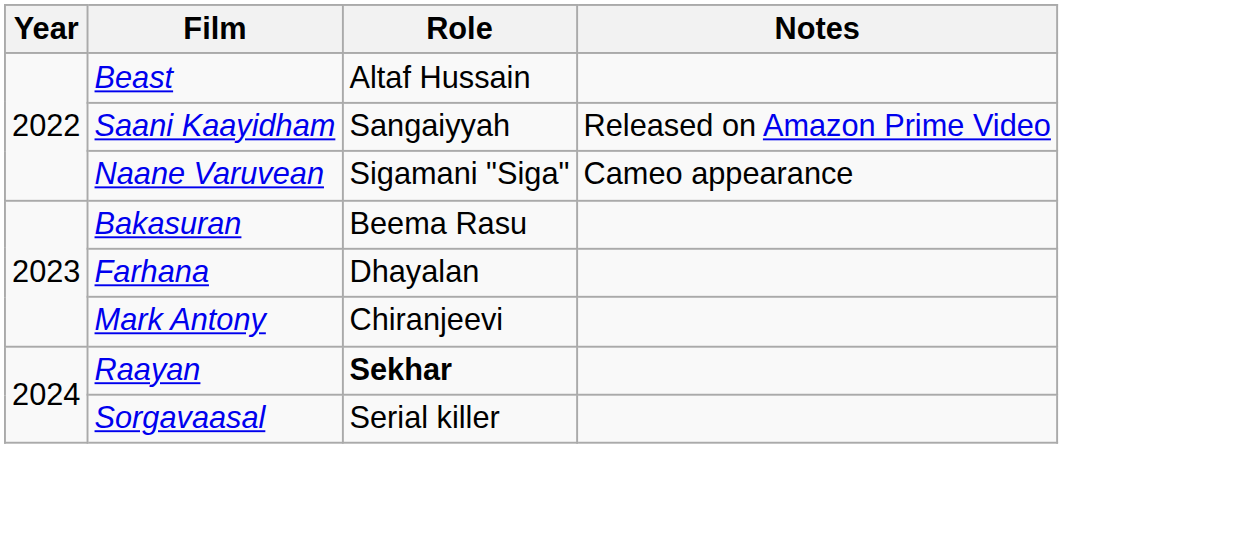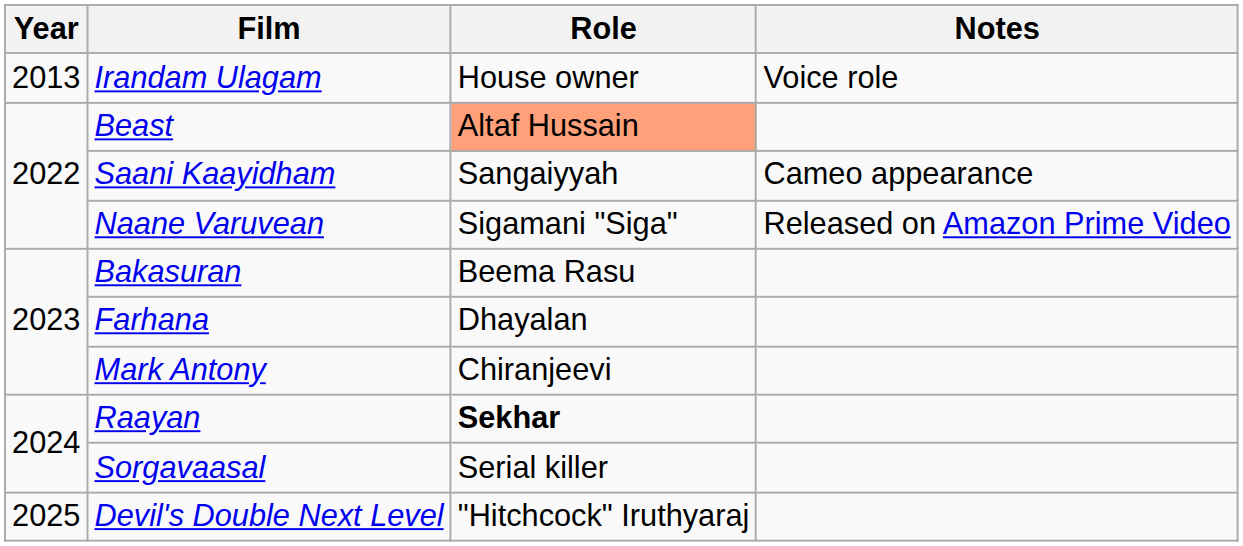+ row: (208, 77)
(440, 77) no background -> (548, 126) lightsalmon background
(817, 126) Released on Amazon Prime Video -> (898, 175) Cameo appearance
(718, 175) Cameo appearance -> (997, 223) Released on Amazon Prime Video
+ row: (269, 516)
